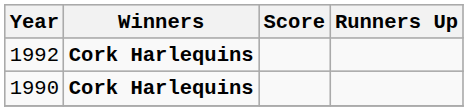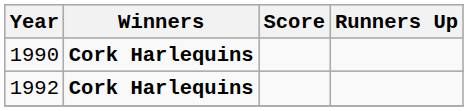rows swapped: (34, 88) <-> (34, 55)
